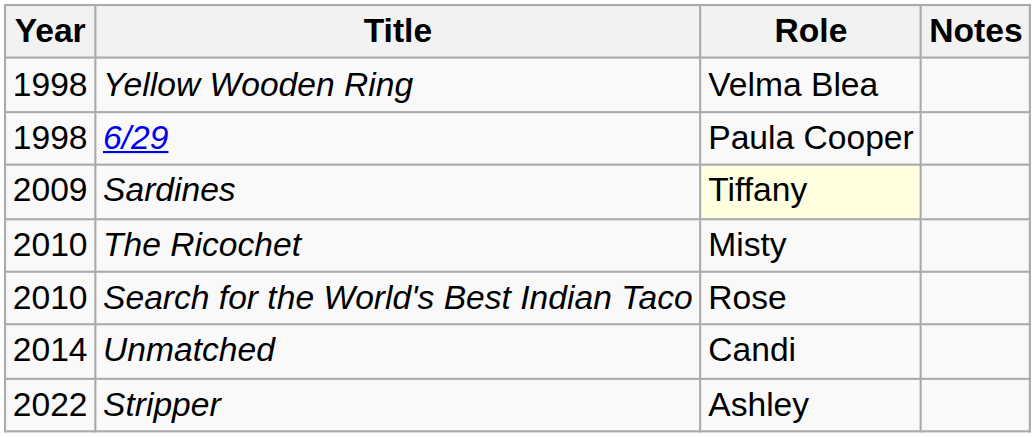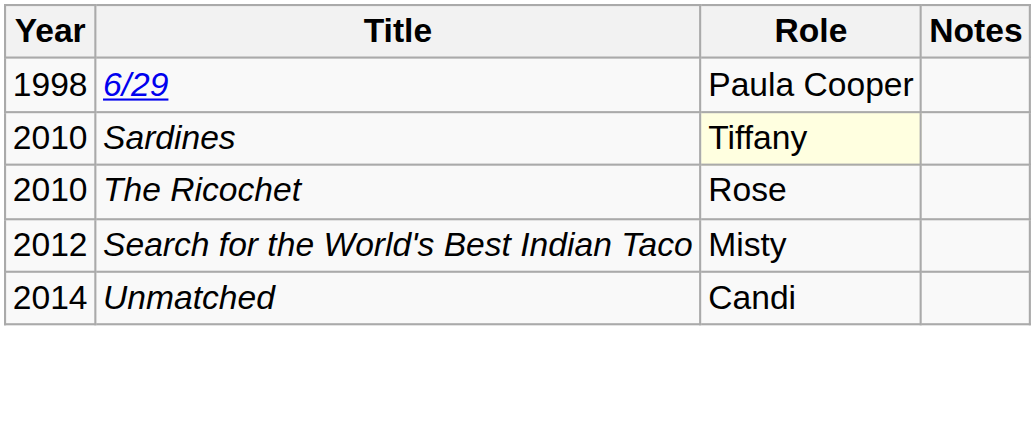- row: (258, 84)
(50, 191) 2009 -> (50, 137) 2010
(747, 244) Misty -> (747, 191) Rose
(50, 297) 2010 -> (50, 244) 2012
(747, 297) Rose -> (747, 244) Misty
- row: (162, 404)
